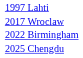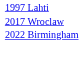- row: (34, 49)
